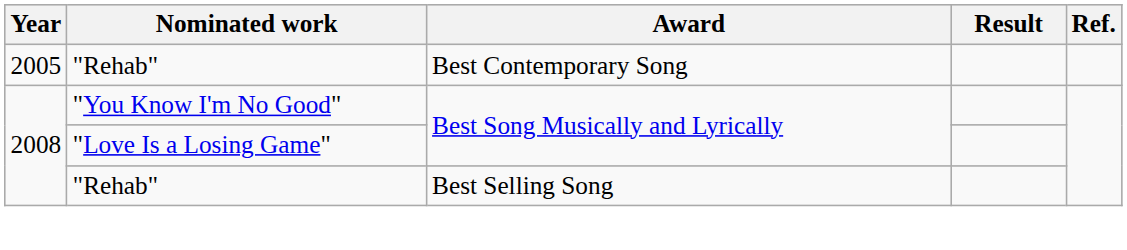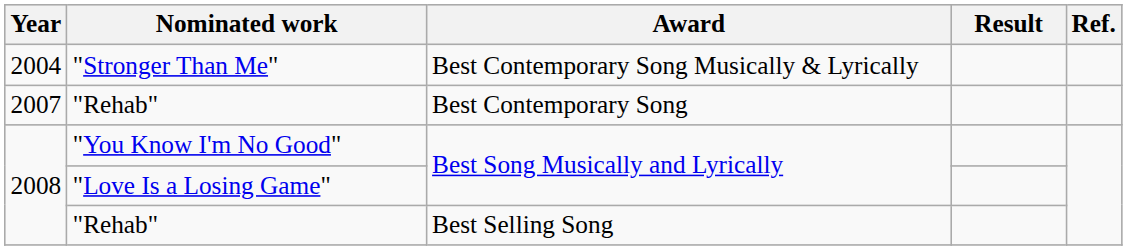+ row: (176, 64)
(36, 64) 2005 -> (36, 104) 2007
